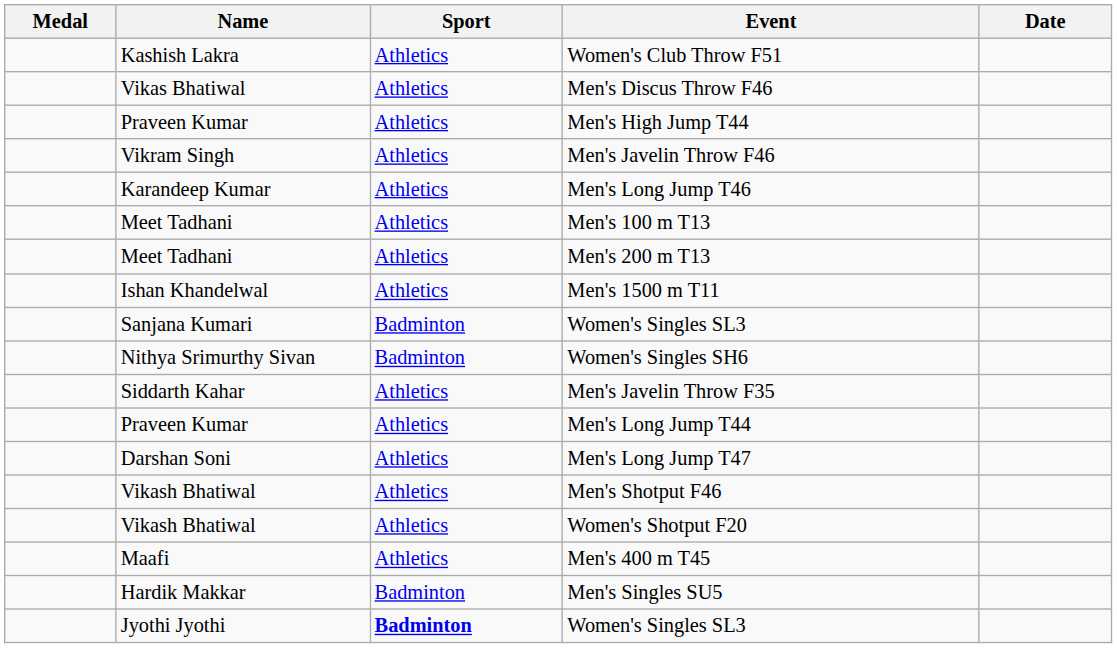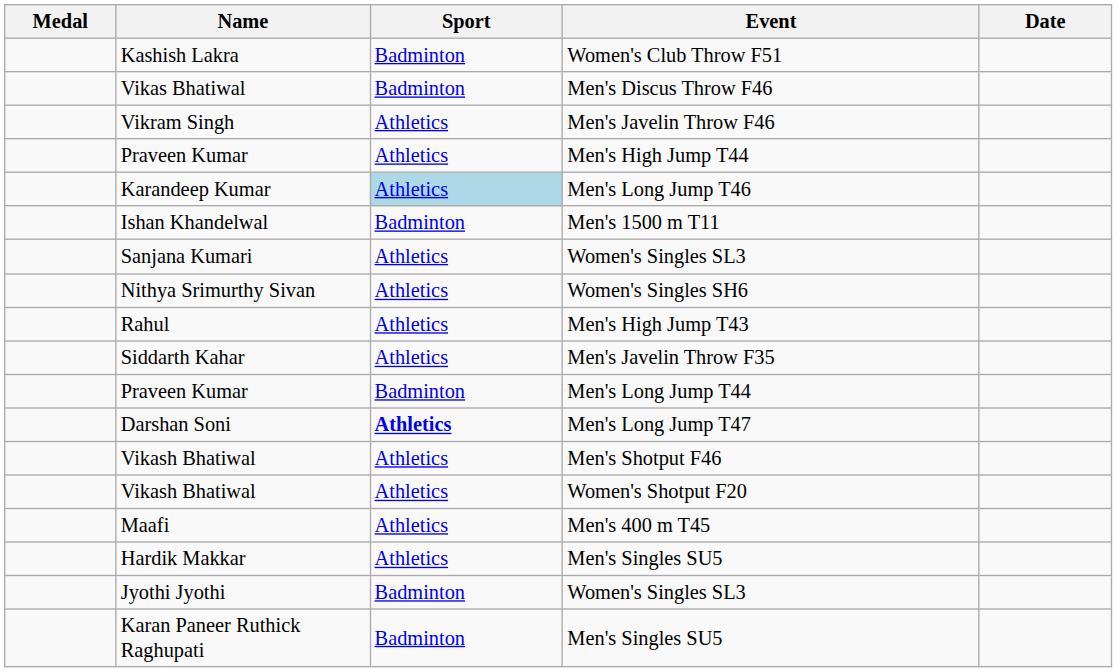(411, 55) Athletics -> (420, 55) Badminton
(411, 88) Athletics -> (420, 88) Badminton
rows swapped: (184, 122) <-> (177, 155)
(411, 189) no background -> (411, 189) lightblue background
- row: (177, 222)
- row: (177, 256)
(411, 290) Athletics -> (420, 222) Badminton
(420, 323) Badminton -> (411, 256) Athletics
(420, 357) Badminton -> (411, 290) Athletics
+ row: (145, 323)
(411, 424) Athletics -> (420, 390) Badminton
(411, 458) normal -> (413, 424) bold
(420, 592) Badminton -> (411, 558) Athletics
(423, 625) bold -> (420, 592) normal
+ row: (211, 638)
